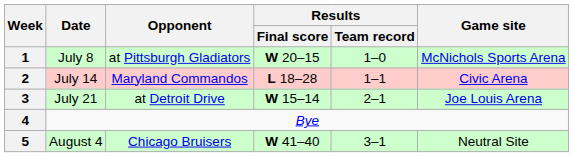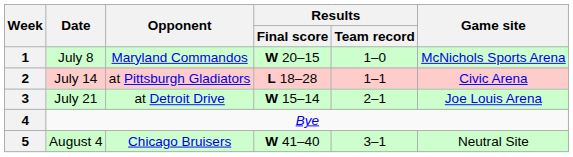(180, 57) at Pittsburgh Gladiators -> (180, 57) Maryland Commandos
(180, 78) Maryland Commandos -> (180, 78) at Pittsburgh Gladiators
